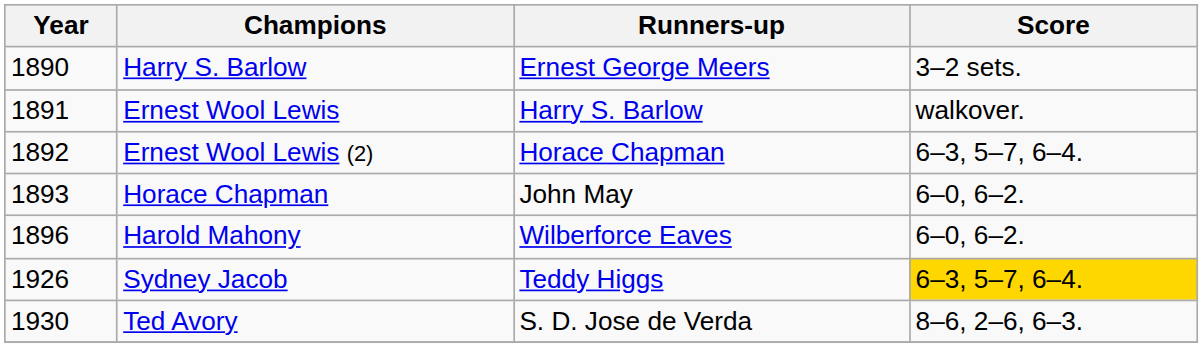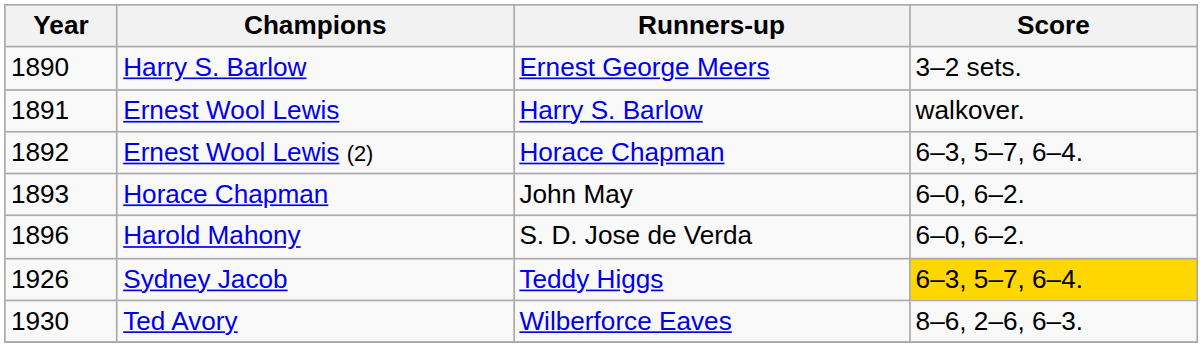(626, 236) Wilberforce Eaves -> (636, 236) S. D. Jose de Verda
(636, 320) S. D. Jose de Verda -> (626, 320) Wilberforce Eaves
